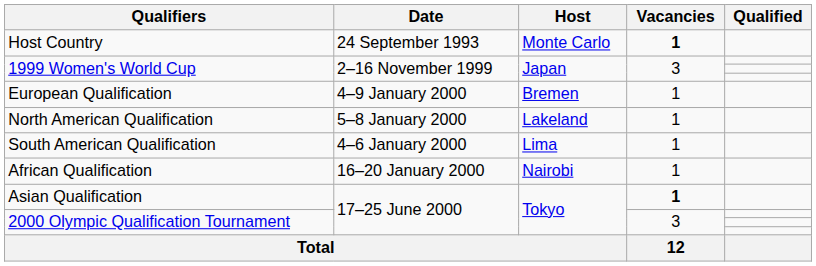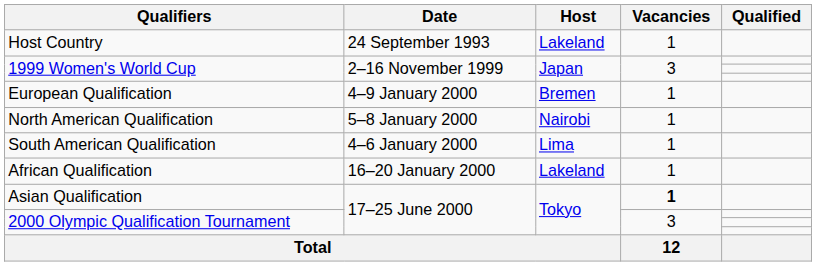(566, 42) Monte Carlo -> (572, 42) Lakeland
(676, 42) bold -> (671, 42) normal
(555, 119) Lakeland -> (565, 119) Nairobi
(548, 171) Nairobi -> (572, 171) Lakeland
